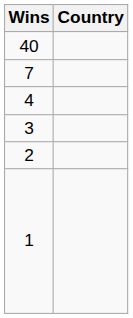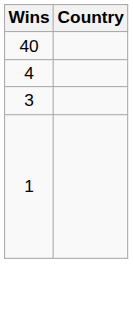- row: (29, 73)
- row: (29, 155)
